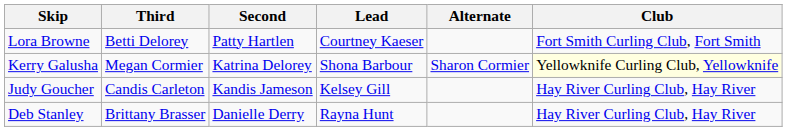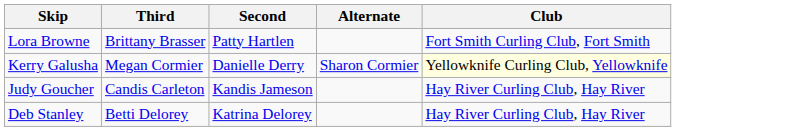- column: (372, 16)
(147, 41) Betti Delorey -> (155, 41) Brittany Brasser
(262, 65) Katrina Delorey -> (258, 65) Danielle Derry
(155, 114) Brittany Brasser -> (147, 114) Betti Delorey
(258, 114) Danielle Derry -> (262, 114) Katrina Delorey
